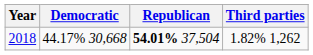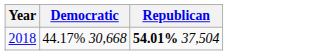- column: (265, 16)
